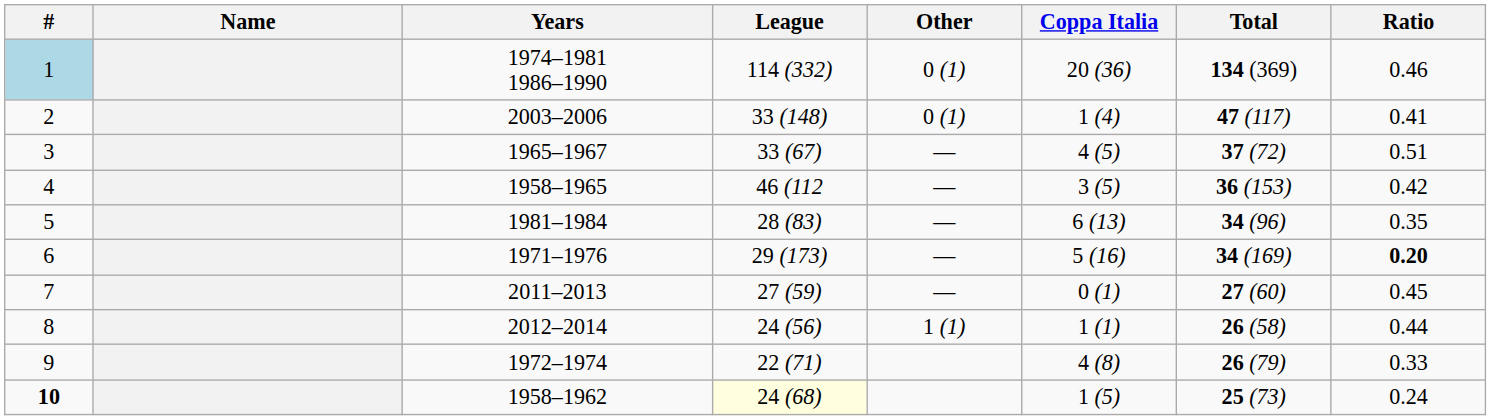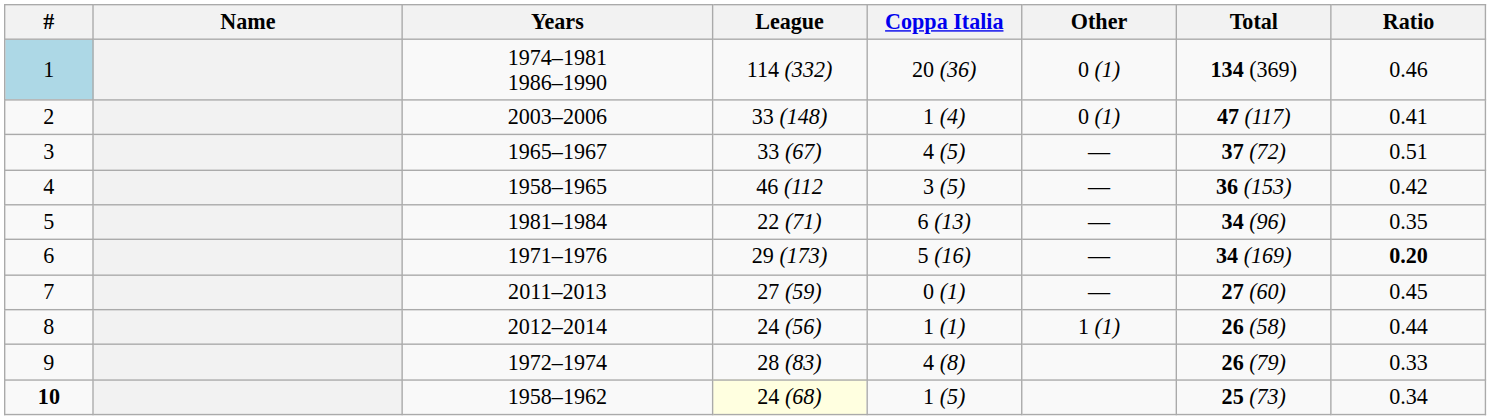columns swapped: (1099, 22) <-> (944, 22)
(790, 221) 28 (83) -> (790, 221) 22 (71)
(790, 362) 22 (71) -> (790, 362) 28 (83)
(1409, 397) 0.24 -> (1409, 397) 0.34
